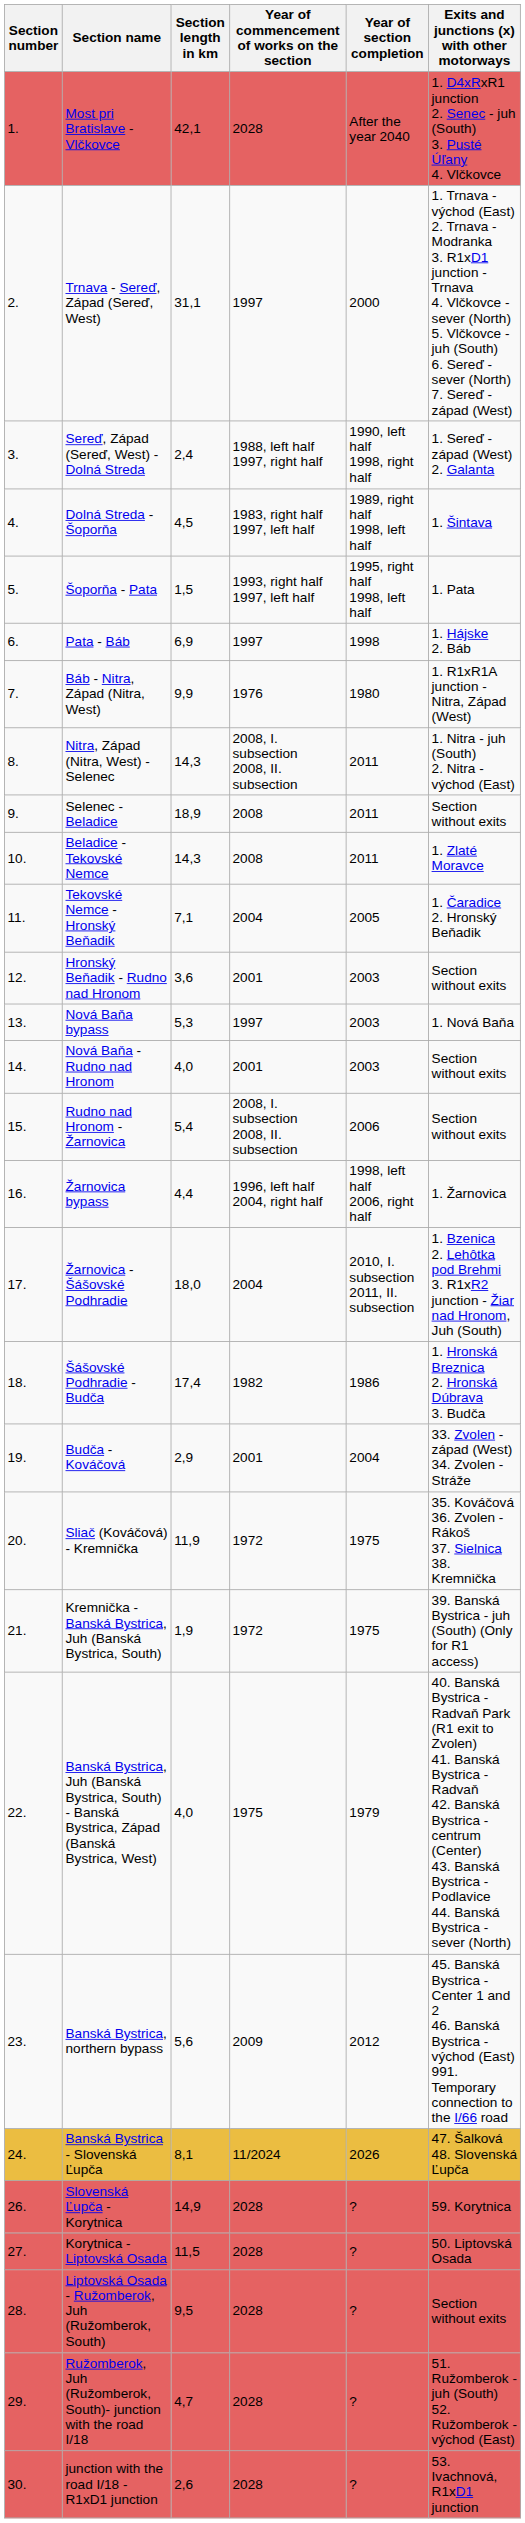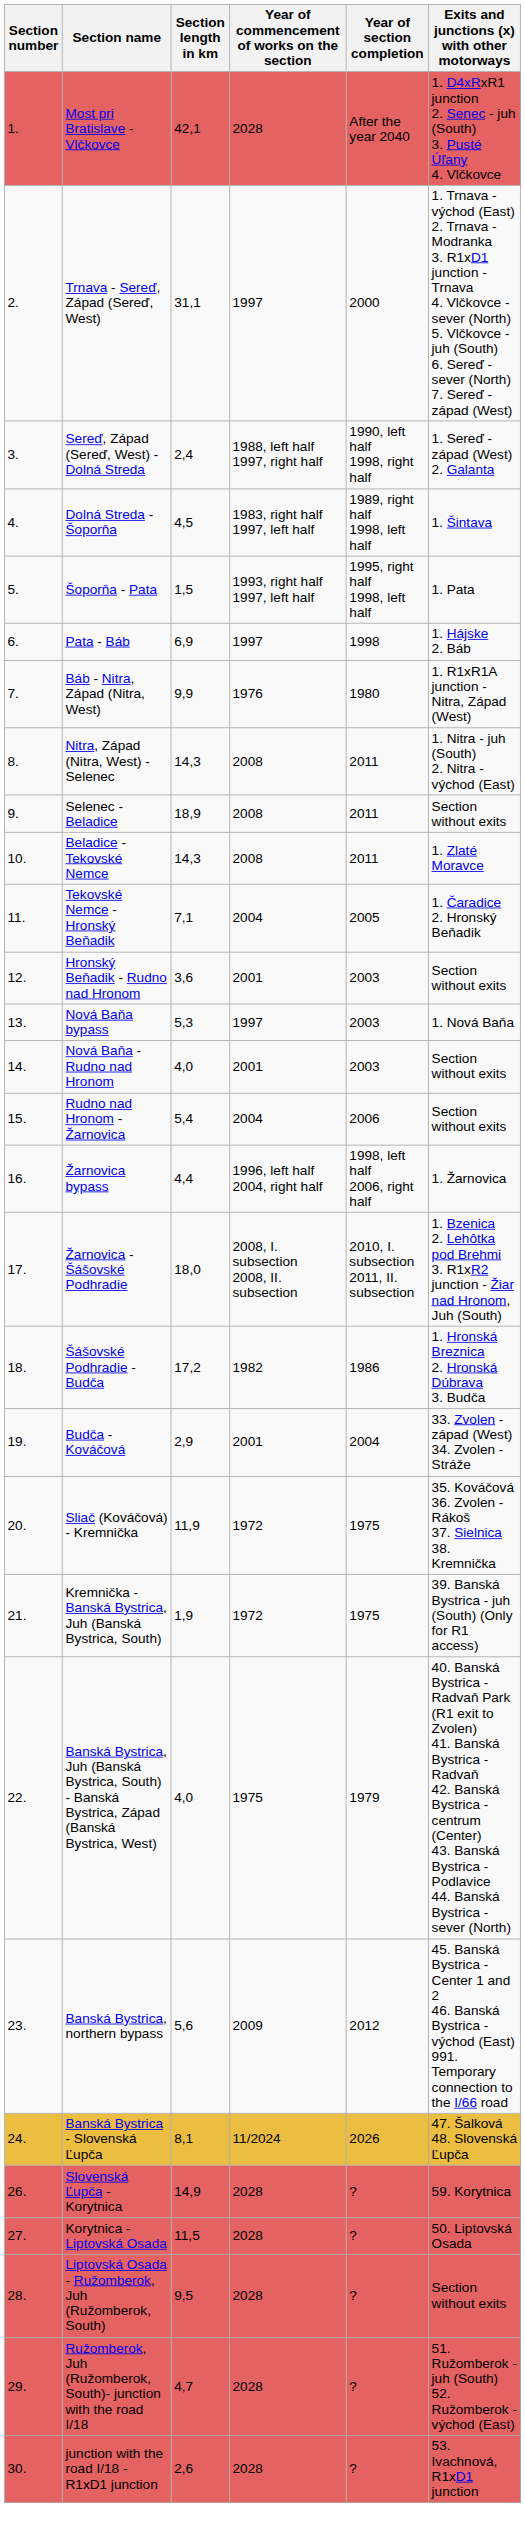(265, 761) 2008, I. subsection 2008, II. subsection -> (248, 761) 2008
(265, 1126) 2008, I. subsection 2008, II. subsection -> (248, 1119) 2004
(248, 1284) 2004 -> (265, 1269) 2008, I. subsection 2008, II. subsection
(187, 1382) 17,4 -> (187, 1367) 17,2
